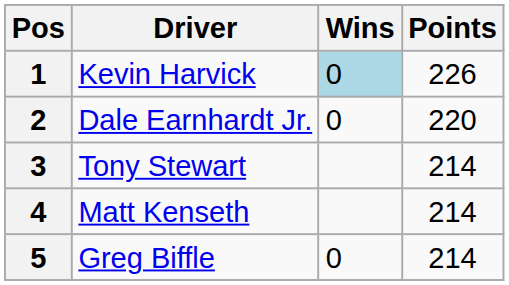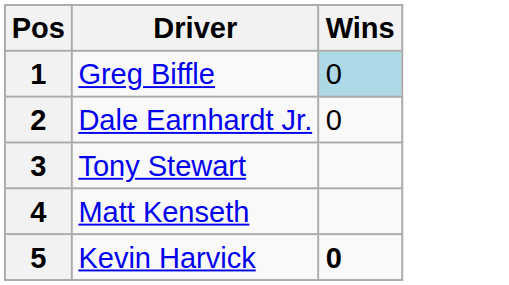- column: (453, 28)
(167, 74) Kevin Harvick -> (147, 74) Greg Biffle
(147, 258) Greg Biffle -> (167, 258) Kevin Harvick
(334, 258) normal -> (334, 258) bold
